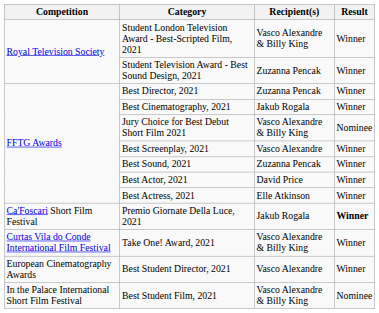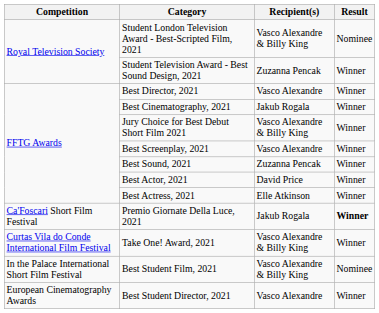(351, 38) Winner -> (354, 38) Nominee
(289, 91) Zuzanna Pencak -> (289, 91) Vasco Alexandre
(354, 128) Nominee -> (351, 128) Winner
rows swapped: (176, 269) <-> (169, 295)
